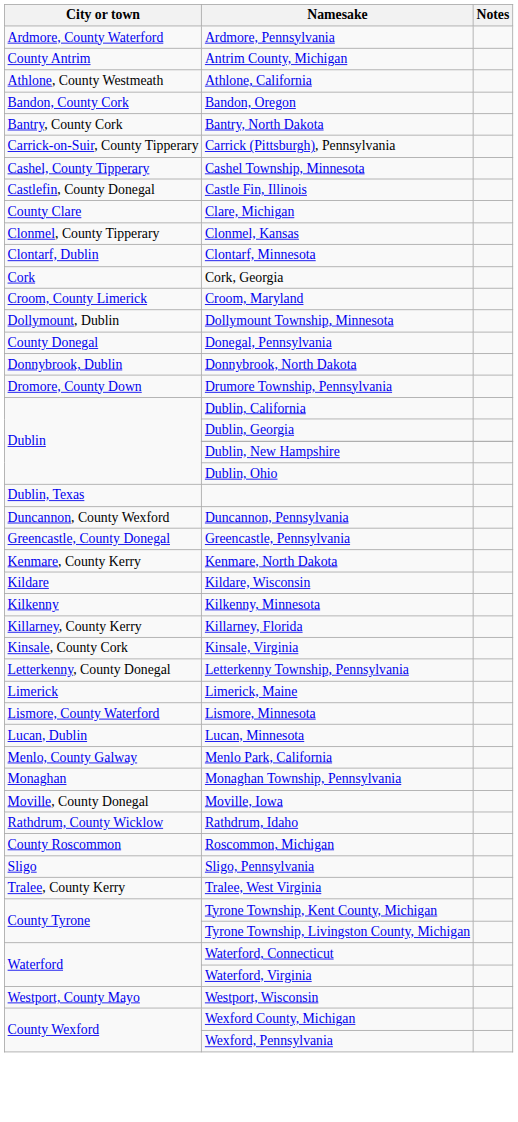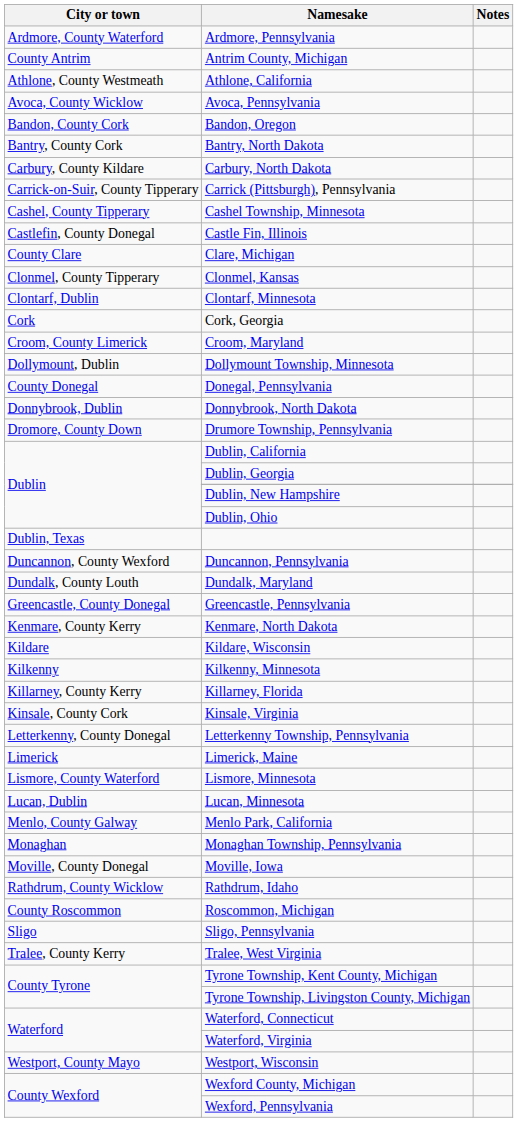+ row: (75, 102)
+ row: (76, 168)
+ row: (73, 582)
